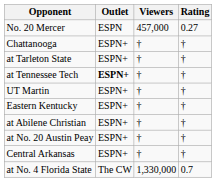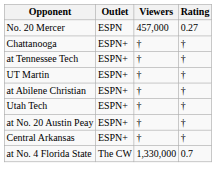- row: (39, 59)
(113, 75) bold -> (113, 59) normal
- row: (42, 106)
+ row: (27, 106)
